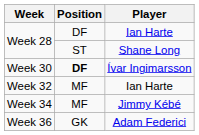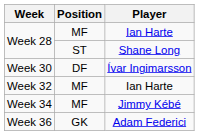(80, 32) DF -> (80, 32) MF
(80, 68) bold -> (80, 68) normal
